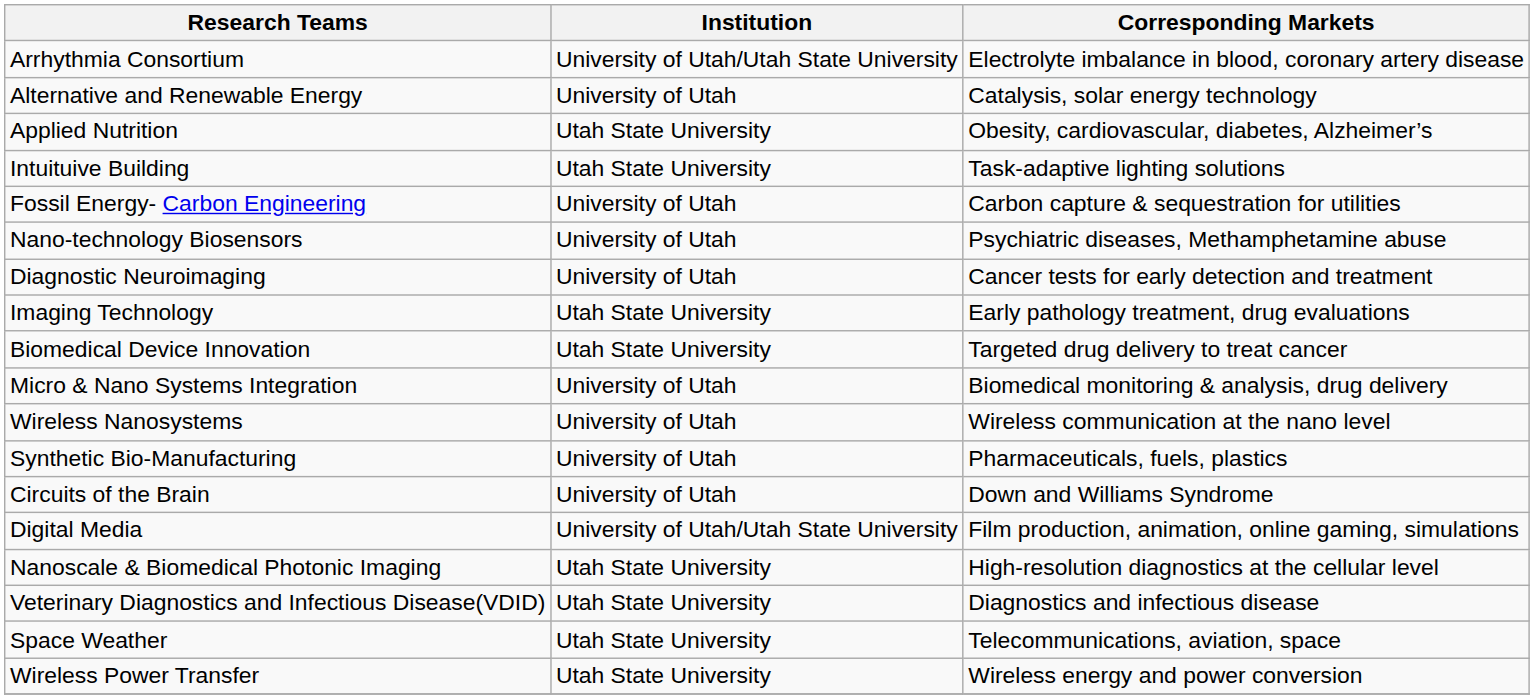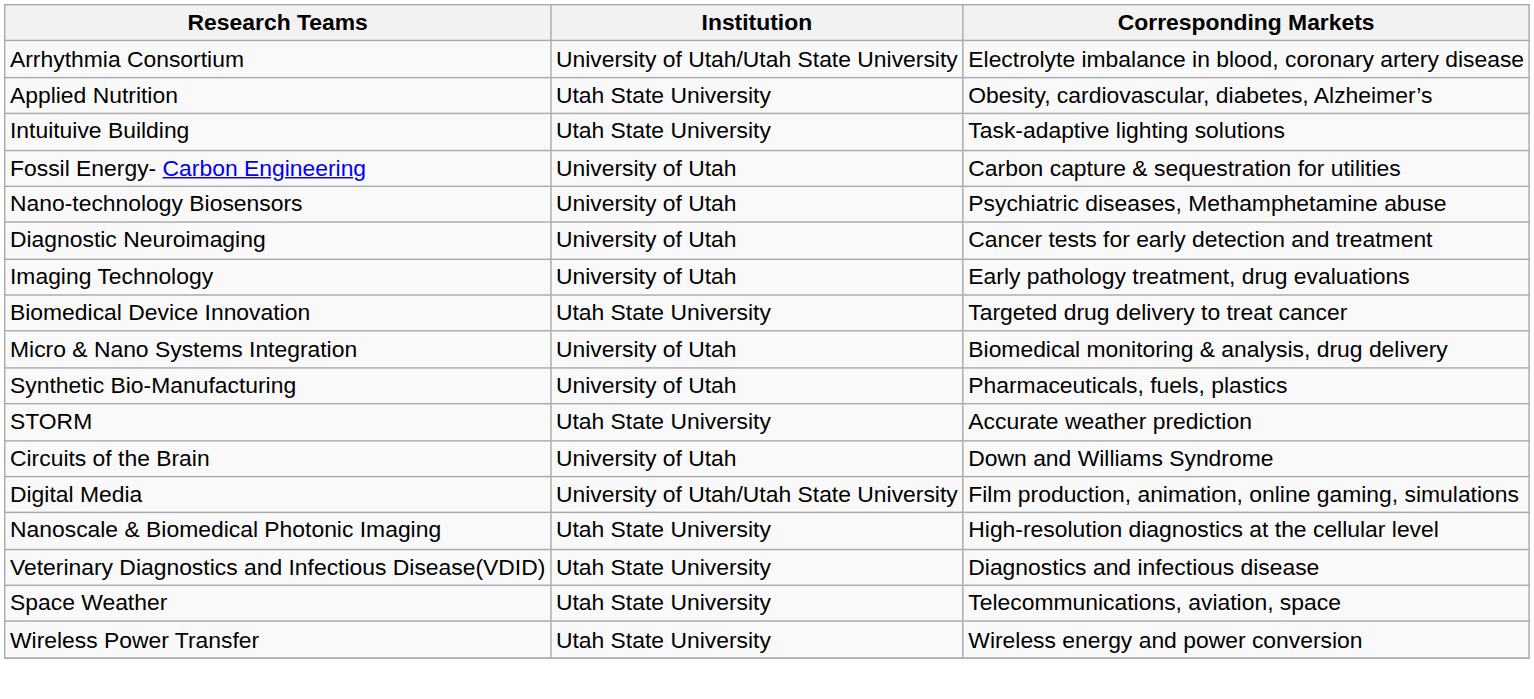- row: (186, 95)
(663, 312) Utah State University -> (646, 276) University of Utah
- row: (126, 421)
+ row: (51, 421)
